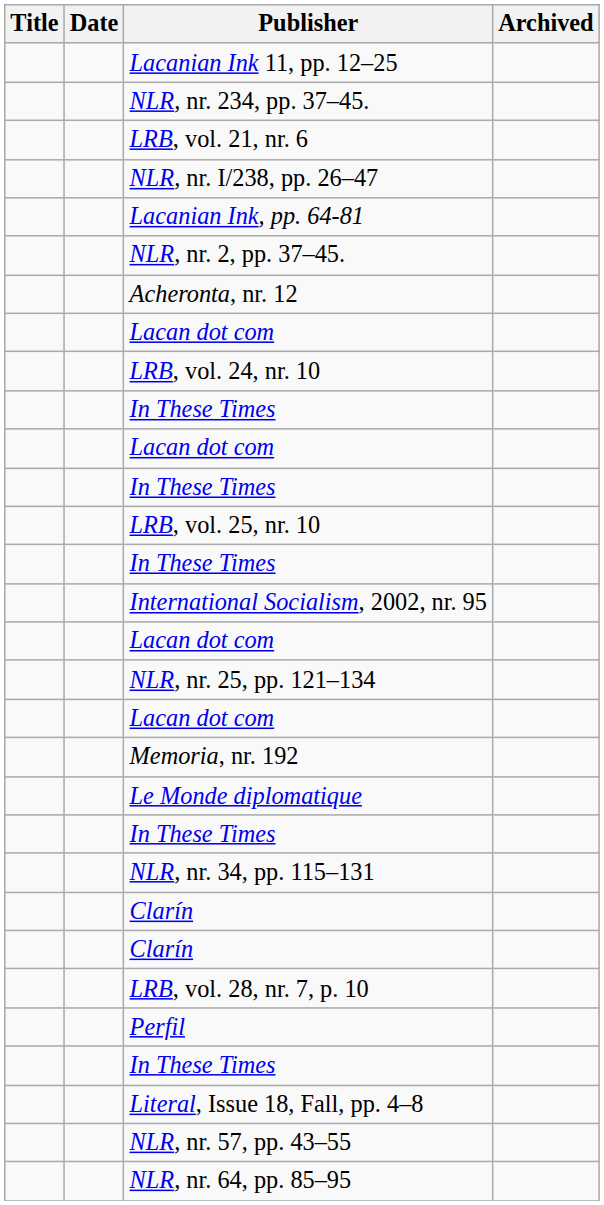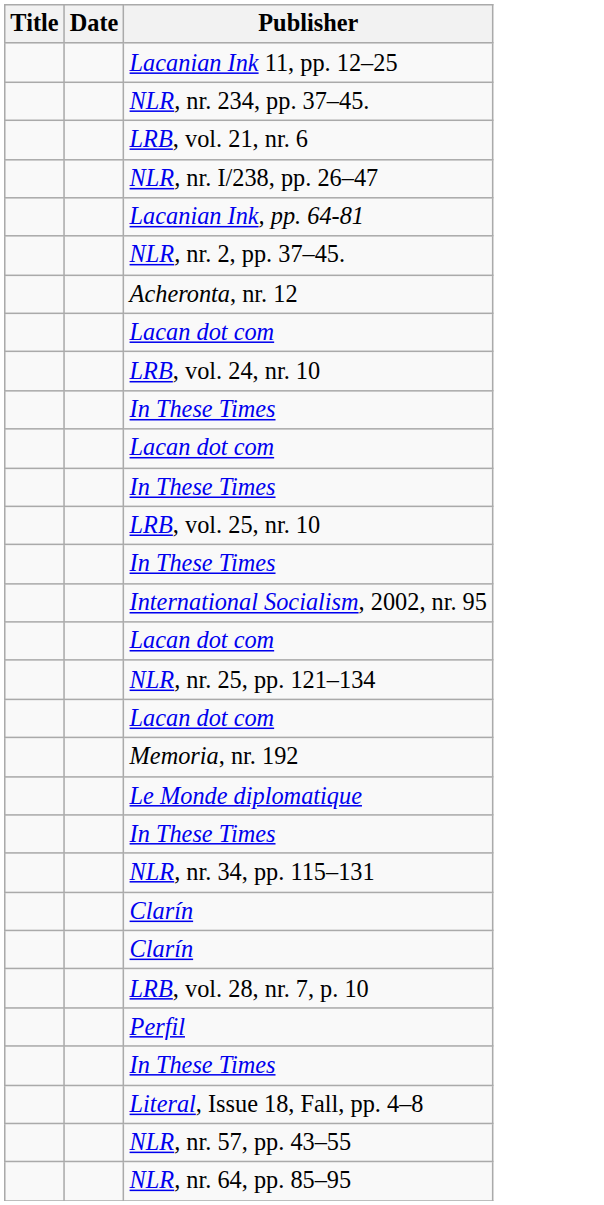- column: (546, 23)
